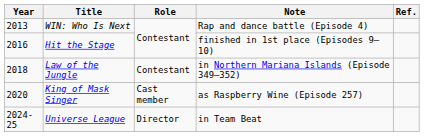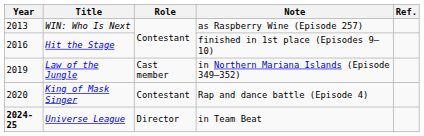(283, 26) Rap and dance battle (Episode 4) -> (281, 26) as Raspberry Wine (Episode 257)
(17, 70) 2018 -> (17, 70) 2019
(163, 70) Contestant -> (153, 70) Cast member
(153, 95) Cast member -> (163, 95) Contestant
(281, 95) as Raspberry Wine (Episode 257) -> (283, 95) Rap and dance battle (Episode 4)
(20, 119) normal -> (20, 119) bold
